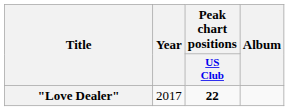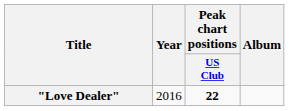(169, 95) 2017 -> (169, 95) 2016
